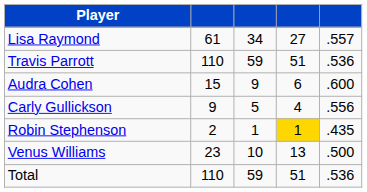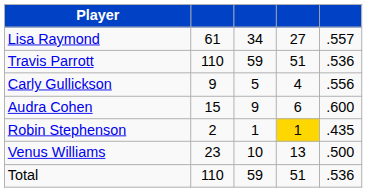rows swapped: (50, 84) <-> (60, 107)
